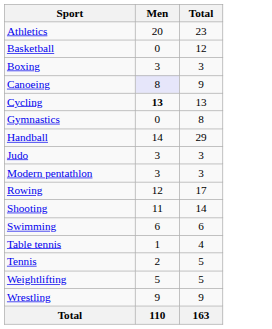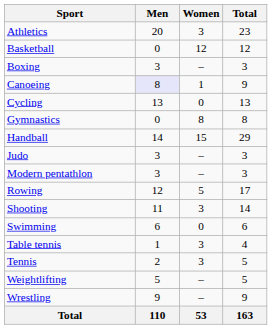+ column: (201, 13)
(157, 102) bold -> (157, 102) normal
